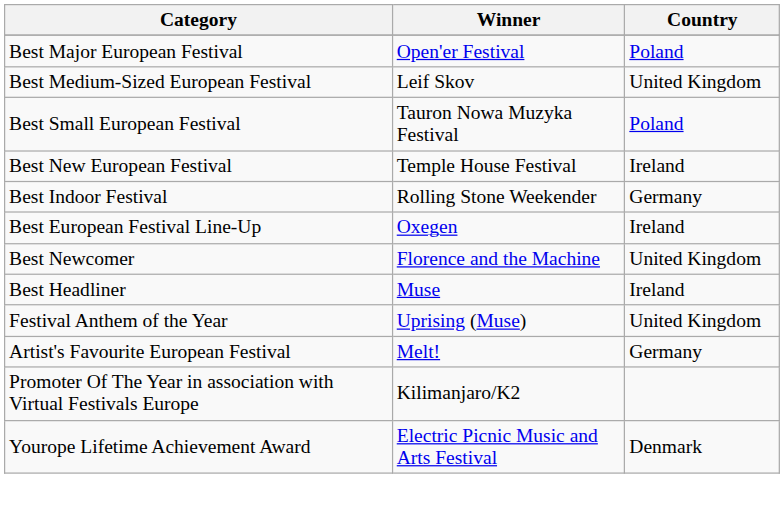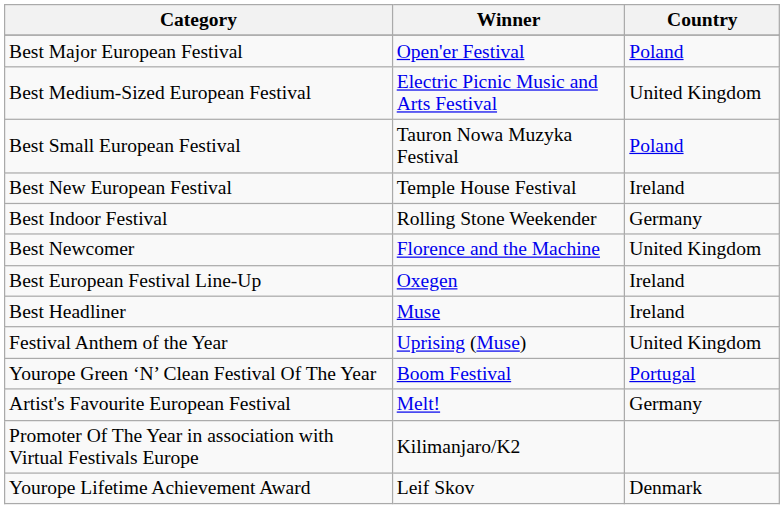(436, 81) Leif Skov -> (497, 92) Electric Picnic Music and Arts Festival
rows swapped: (135, 227) <-> (72, 258)
+ row: (193, 373)
(497, 446) Electric Picnic Music and Arts Festival -> (436, 488) Leif Skov
